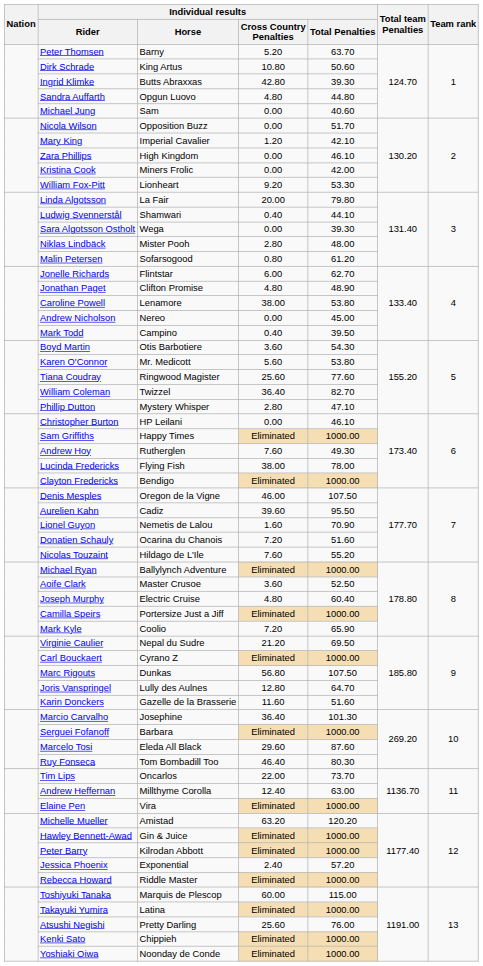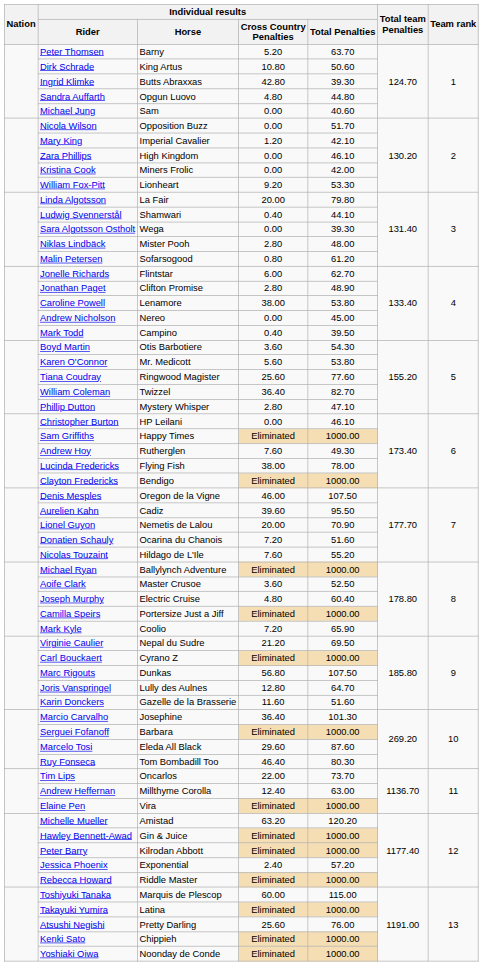(273, 289) 4.80 -> (273, 289) 2.80
(273, 525) 1.60 -> (273, 525) 20.00
